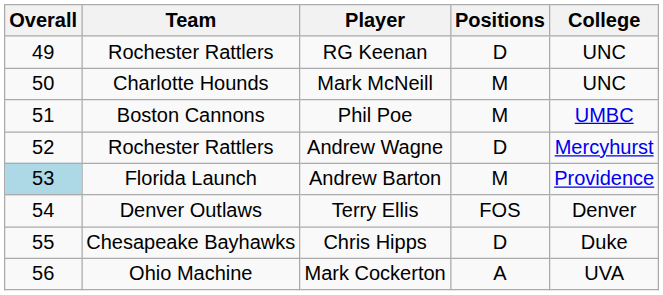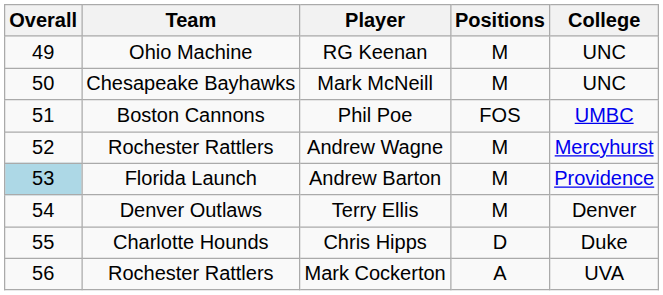(191, 52) Rochester Rattlers -> (191, 52) Ohio Machine
(500, 52) D -> (500, 52) M
(191, 83) Charlotte Hounds -> (191, 83) Chesapeake Bayhawks
(500, 115) M -> (500, 115) FOS
(500, 147) D -> (500, 147) M
(500, 210) FOS -> (500, 210) M
(191, 242) Chesapeake Bayhawks -> (191, 242) Charlotte Hounds
(191, 274) Ohio Machine -> (191, 274) Rochester Rattlers
